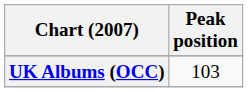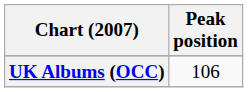(206, 71) 103 -> (206, 71) 106
